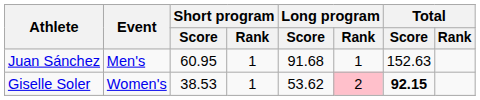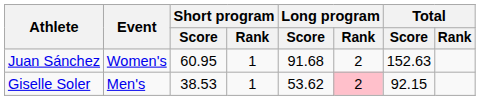(126, 61) Men's -> (137, 61) Women's
(358, 61) 1 -> (358, 61) 2
(137, 84) Women's -> (126, 84) Men's
(409, 84) bold -> (409, 84) normal
